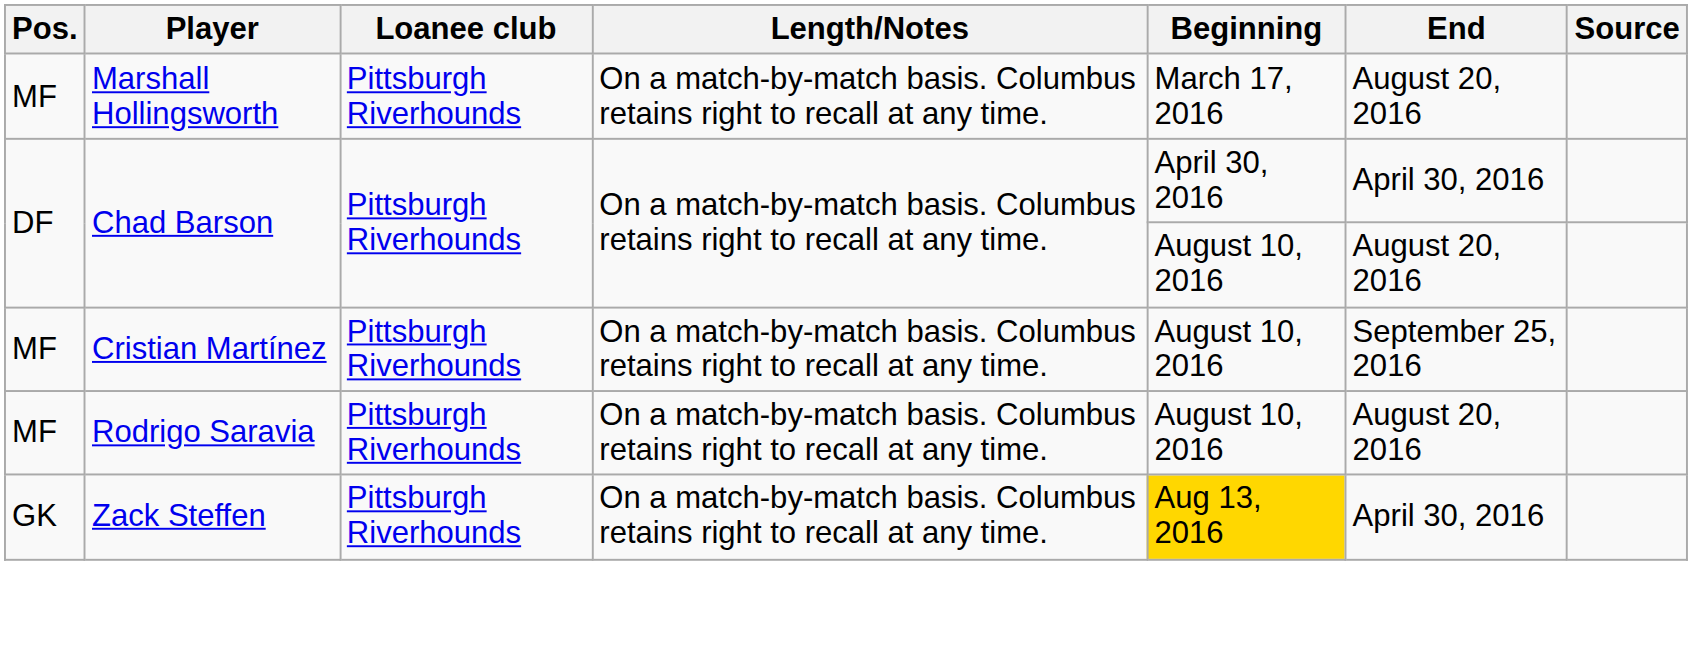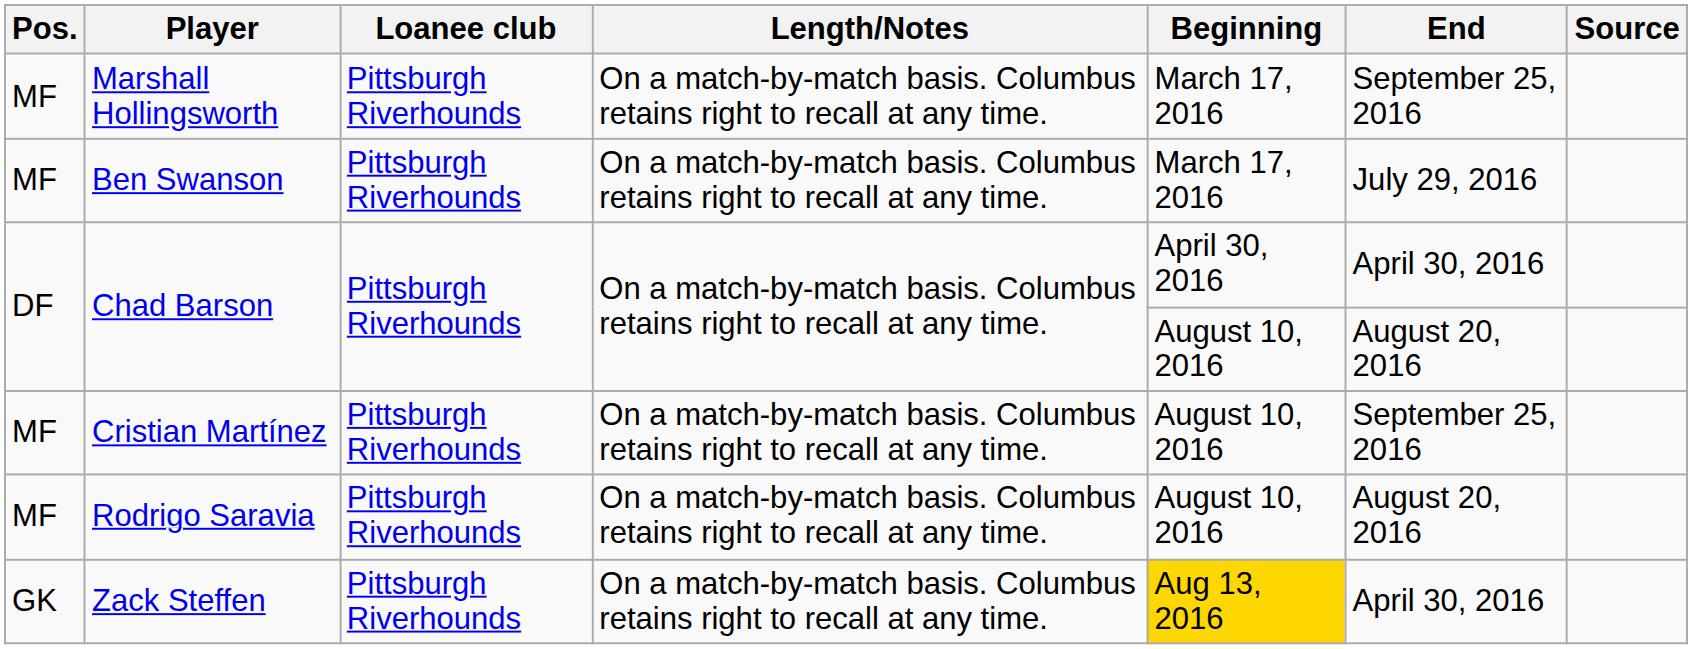(1427, 95) August 20, 2016 -> (1454, 95) September 25, 2016
+ row: (35, 179)
